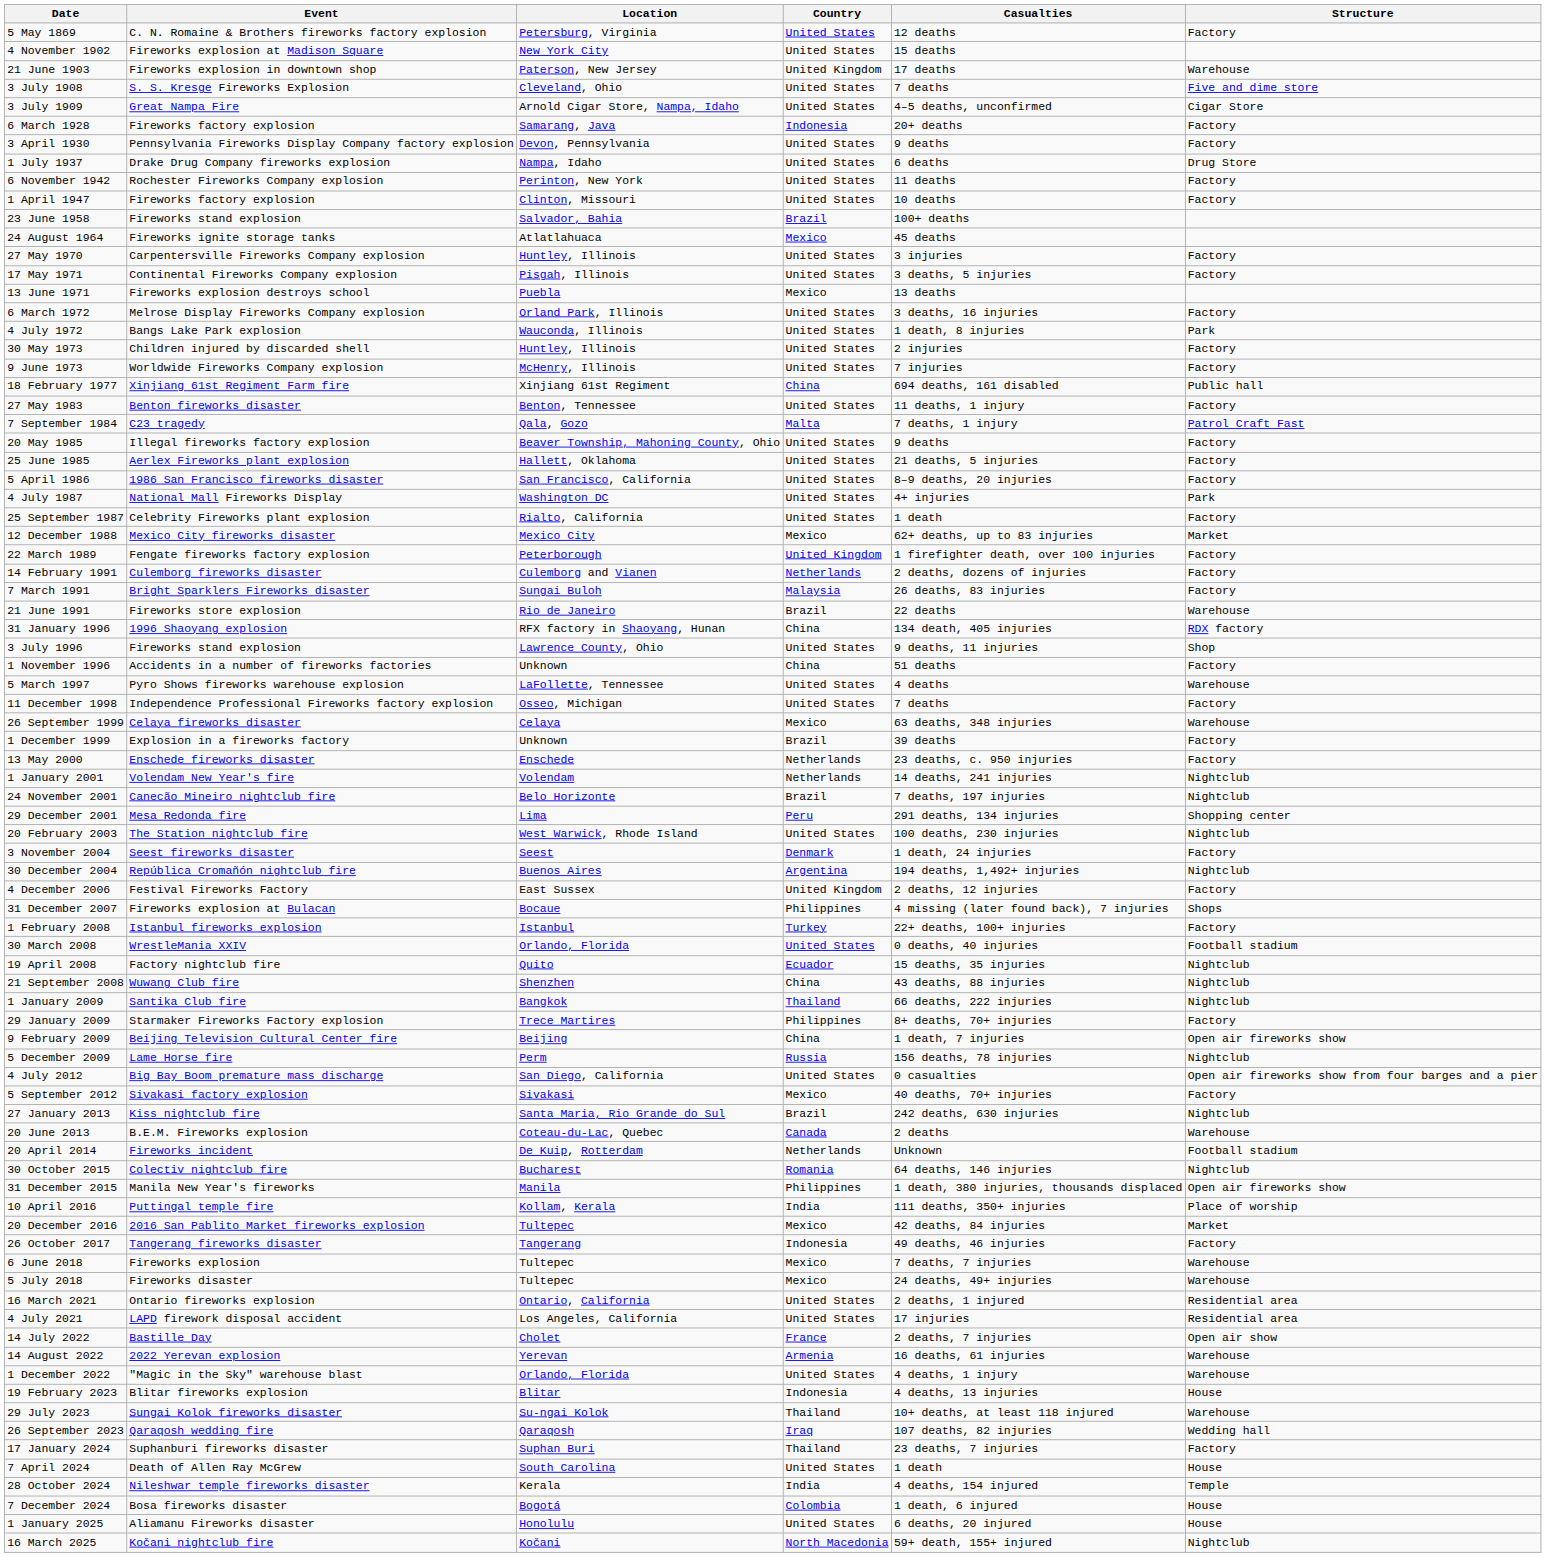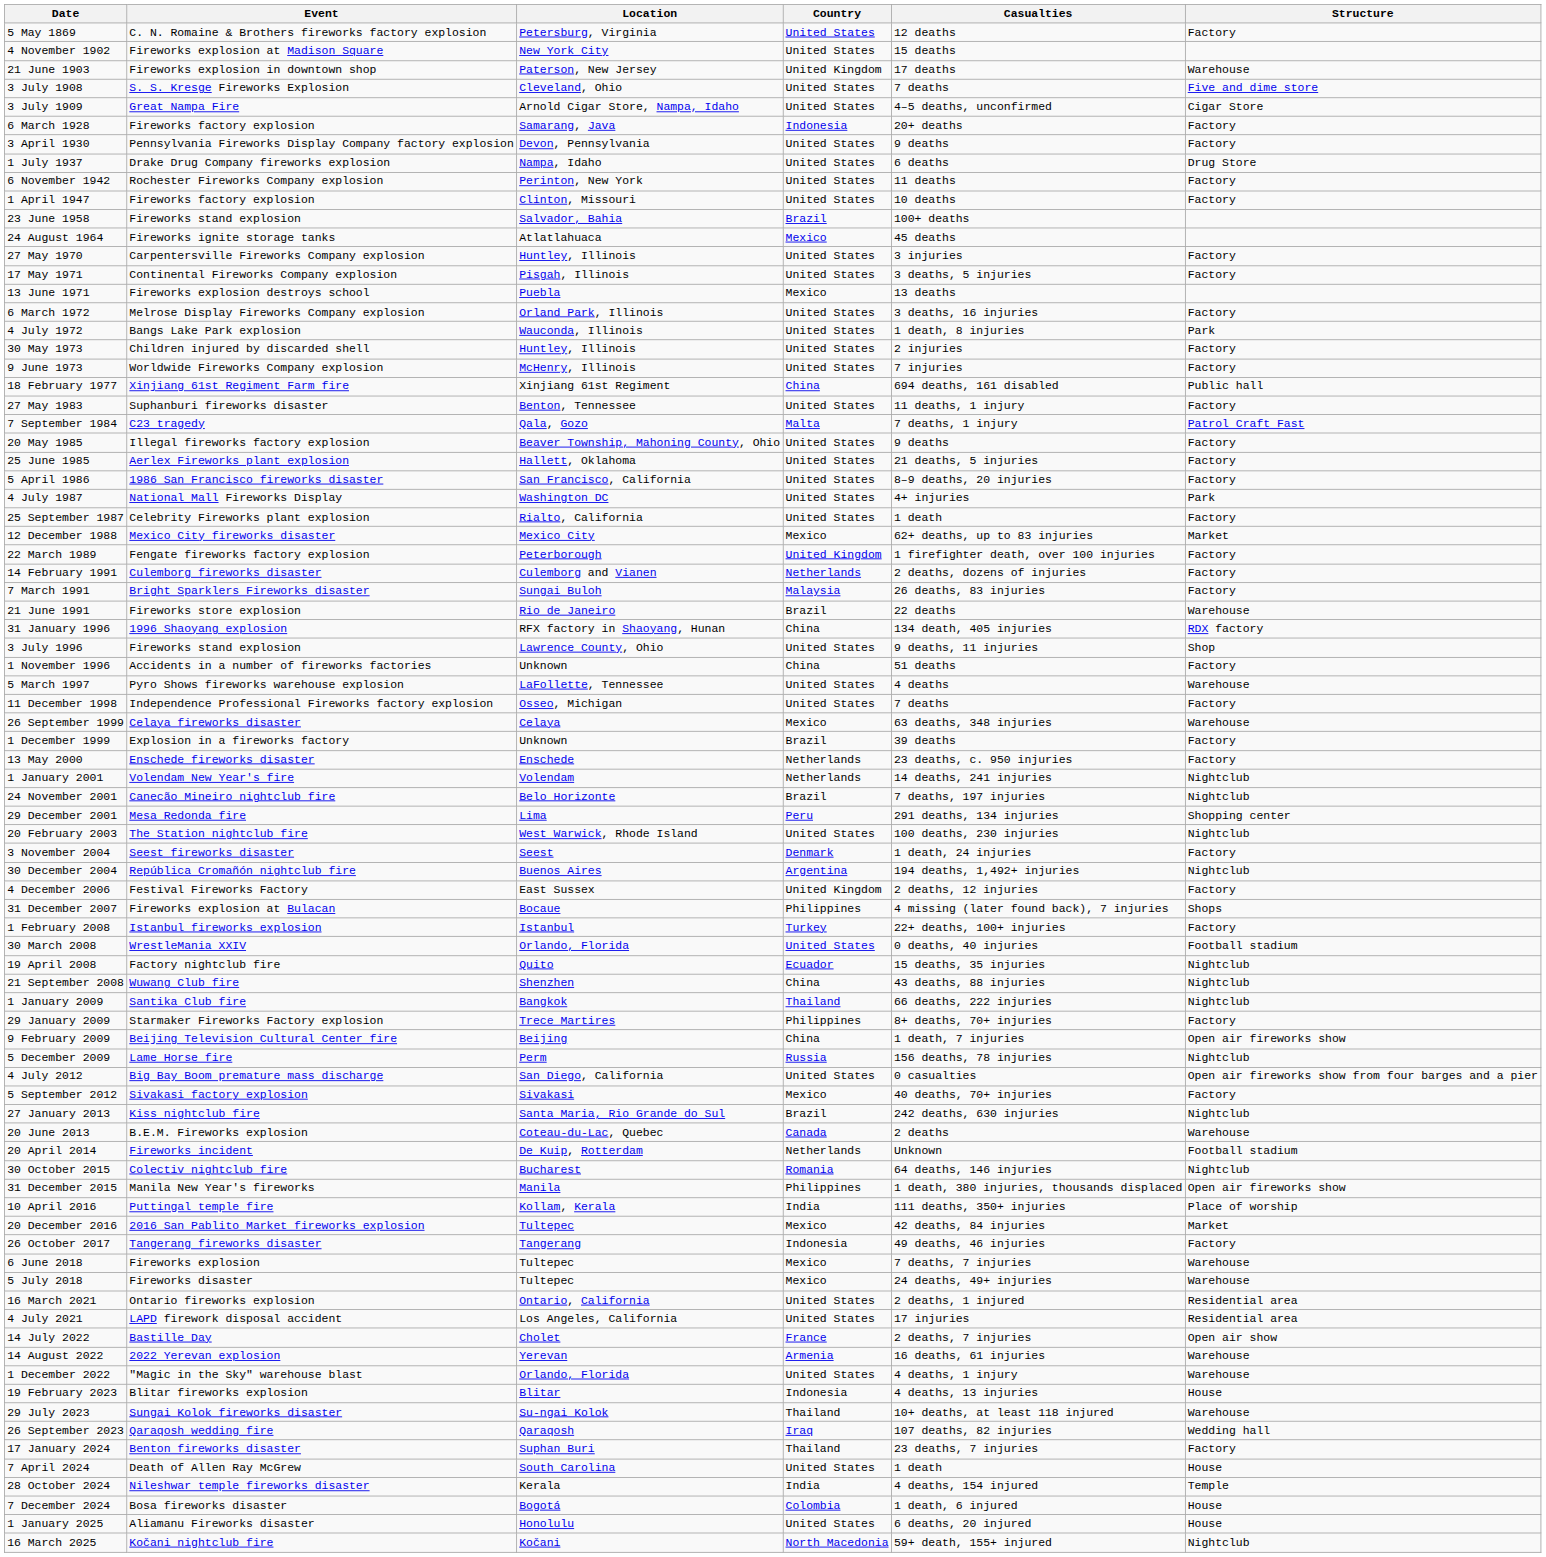(215, 405) Benton fireworks disaster -> (229, 405) Suphanburi fireworks disaster
(229, 1449) Suphanburi fireworks disaster -> (215, 1449) Benton fireworks disaster
